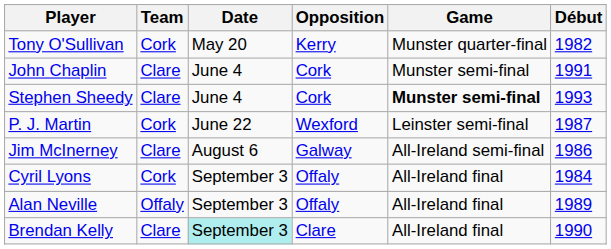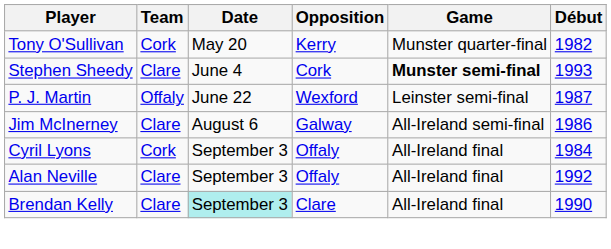- row: (57, 71)
(158, 124) Cork -> (162, 97) Offaly
(162, 204) Offaly -> (160, 177) Clare
(573, 204) 1989 -> (573, 177) 1992
